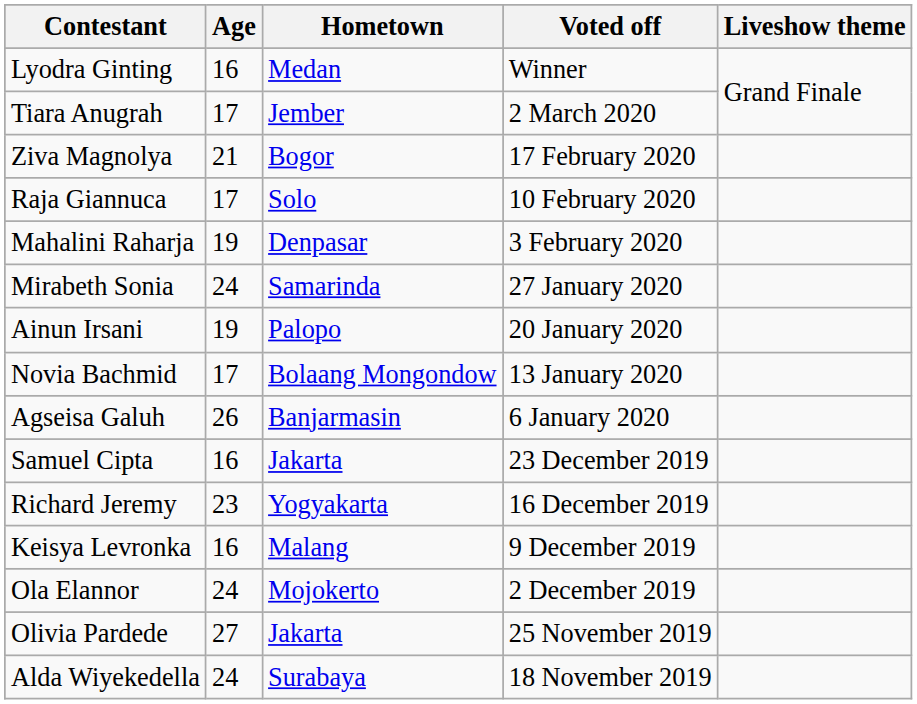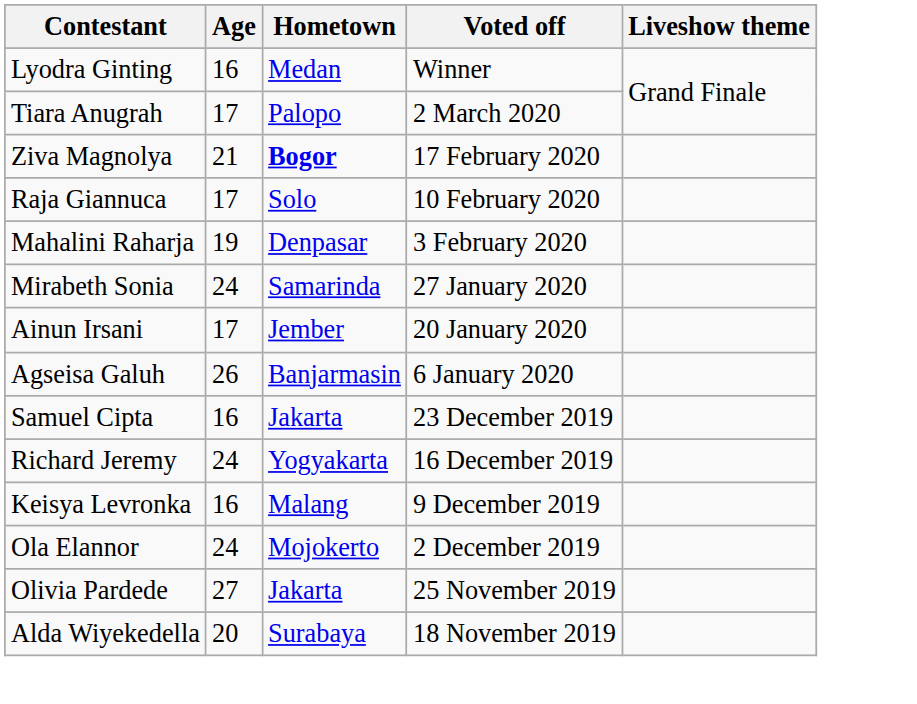(306, 113) Jember -> (305, 113) Palopo
(301, 156) normal -> (302, 156) bold
(225, 329) 19 -> (225, 329) 17
(305, 329) Palopo -> (306, 329) Jember
- row: (94, 373)
(225, 503) 23 -> (225, 459) 24
(225, 676) 24 -> (225, 633) 20
